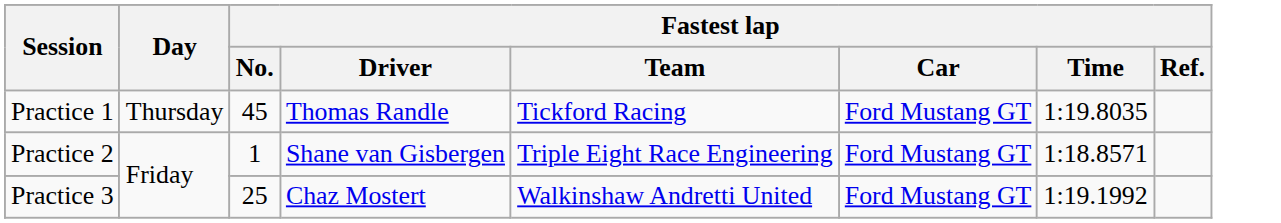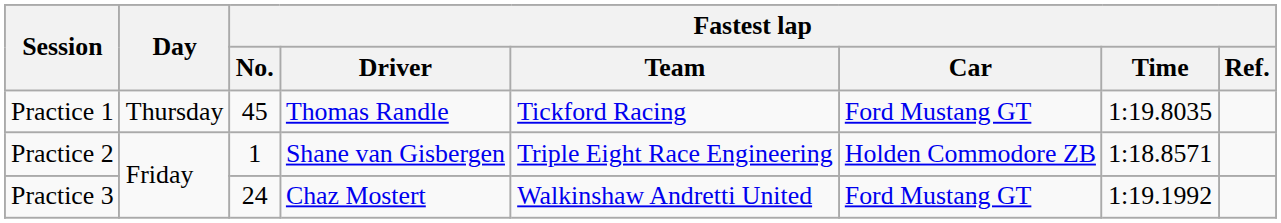(938, 153) Ford Mustang GT -> (970, 153) Holden Commodore ZB
(255, 195) 25 -> (255, 195) 24
